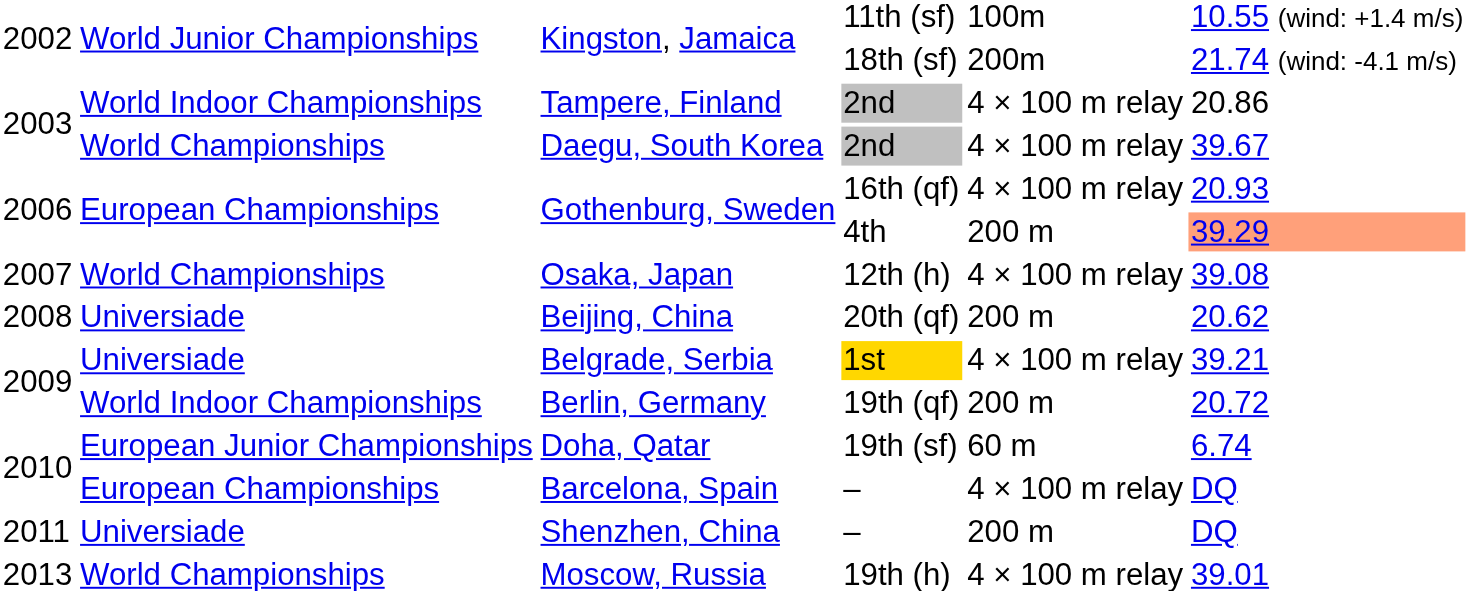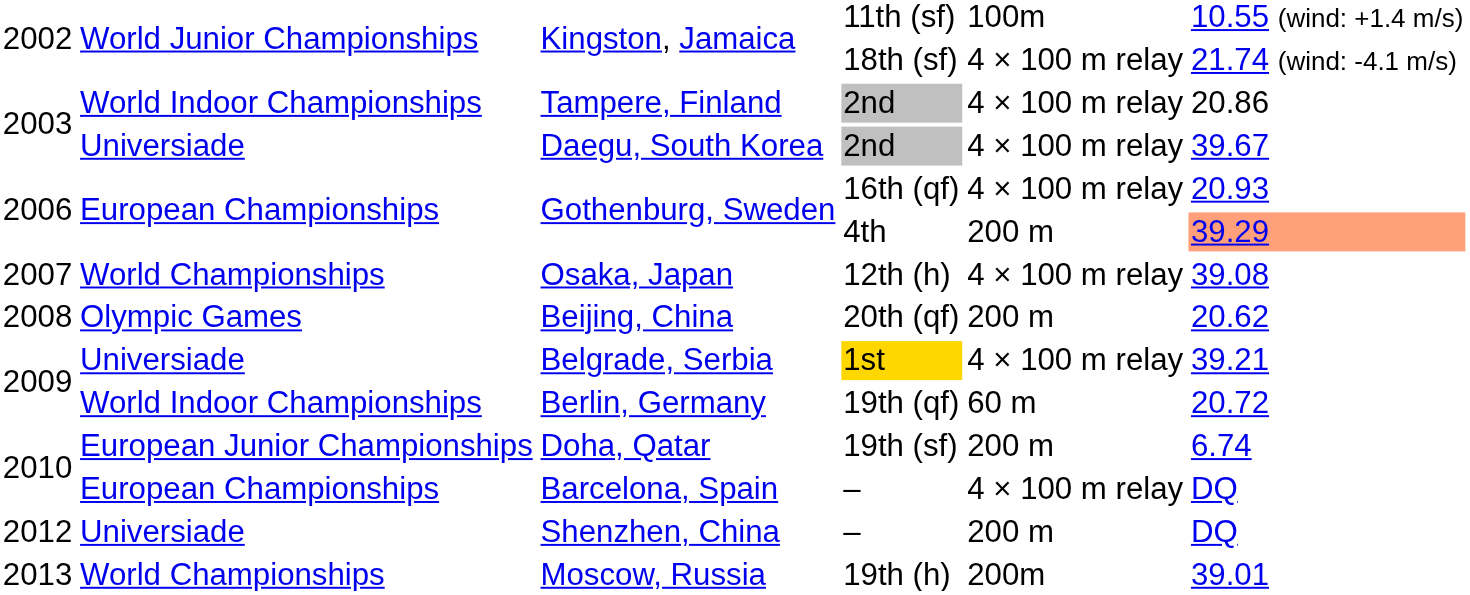(1006, 59) 200m -> (1075, 59) 4 × 100 m relay
(232, 145) World Championships -> (162, 145) Universiade
(162, 317) Universiade -> (191, 317) Olympic Games
(1011, 403) 200 m -> (1002, 403) 60 m
(1002, 445) 60 m -> (1011, 445) 200 m
(36, 531) 2011 -> (38, 531) 2012
(1075, 574) 4 × 100 m relay -> (1006, 574) 200m
